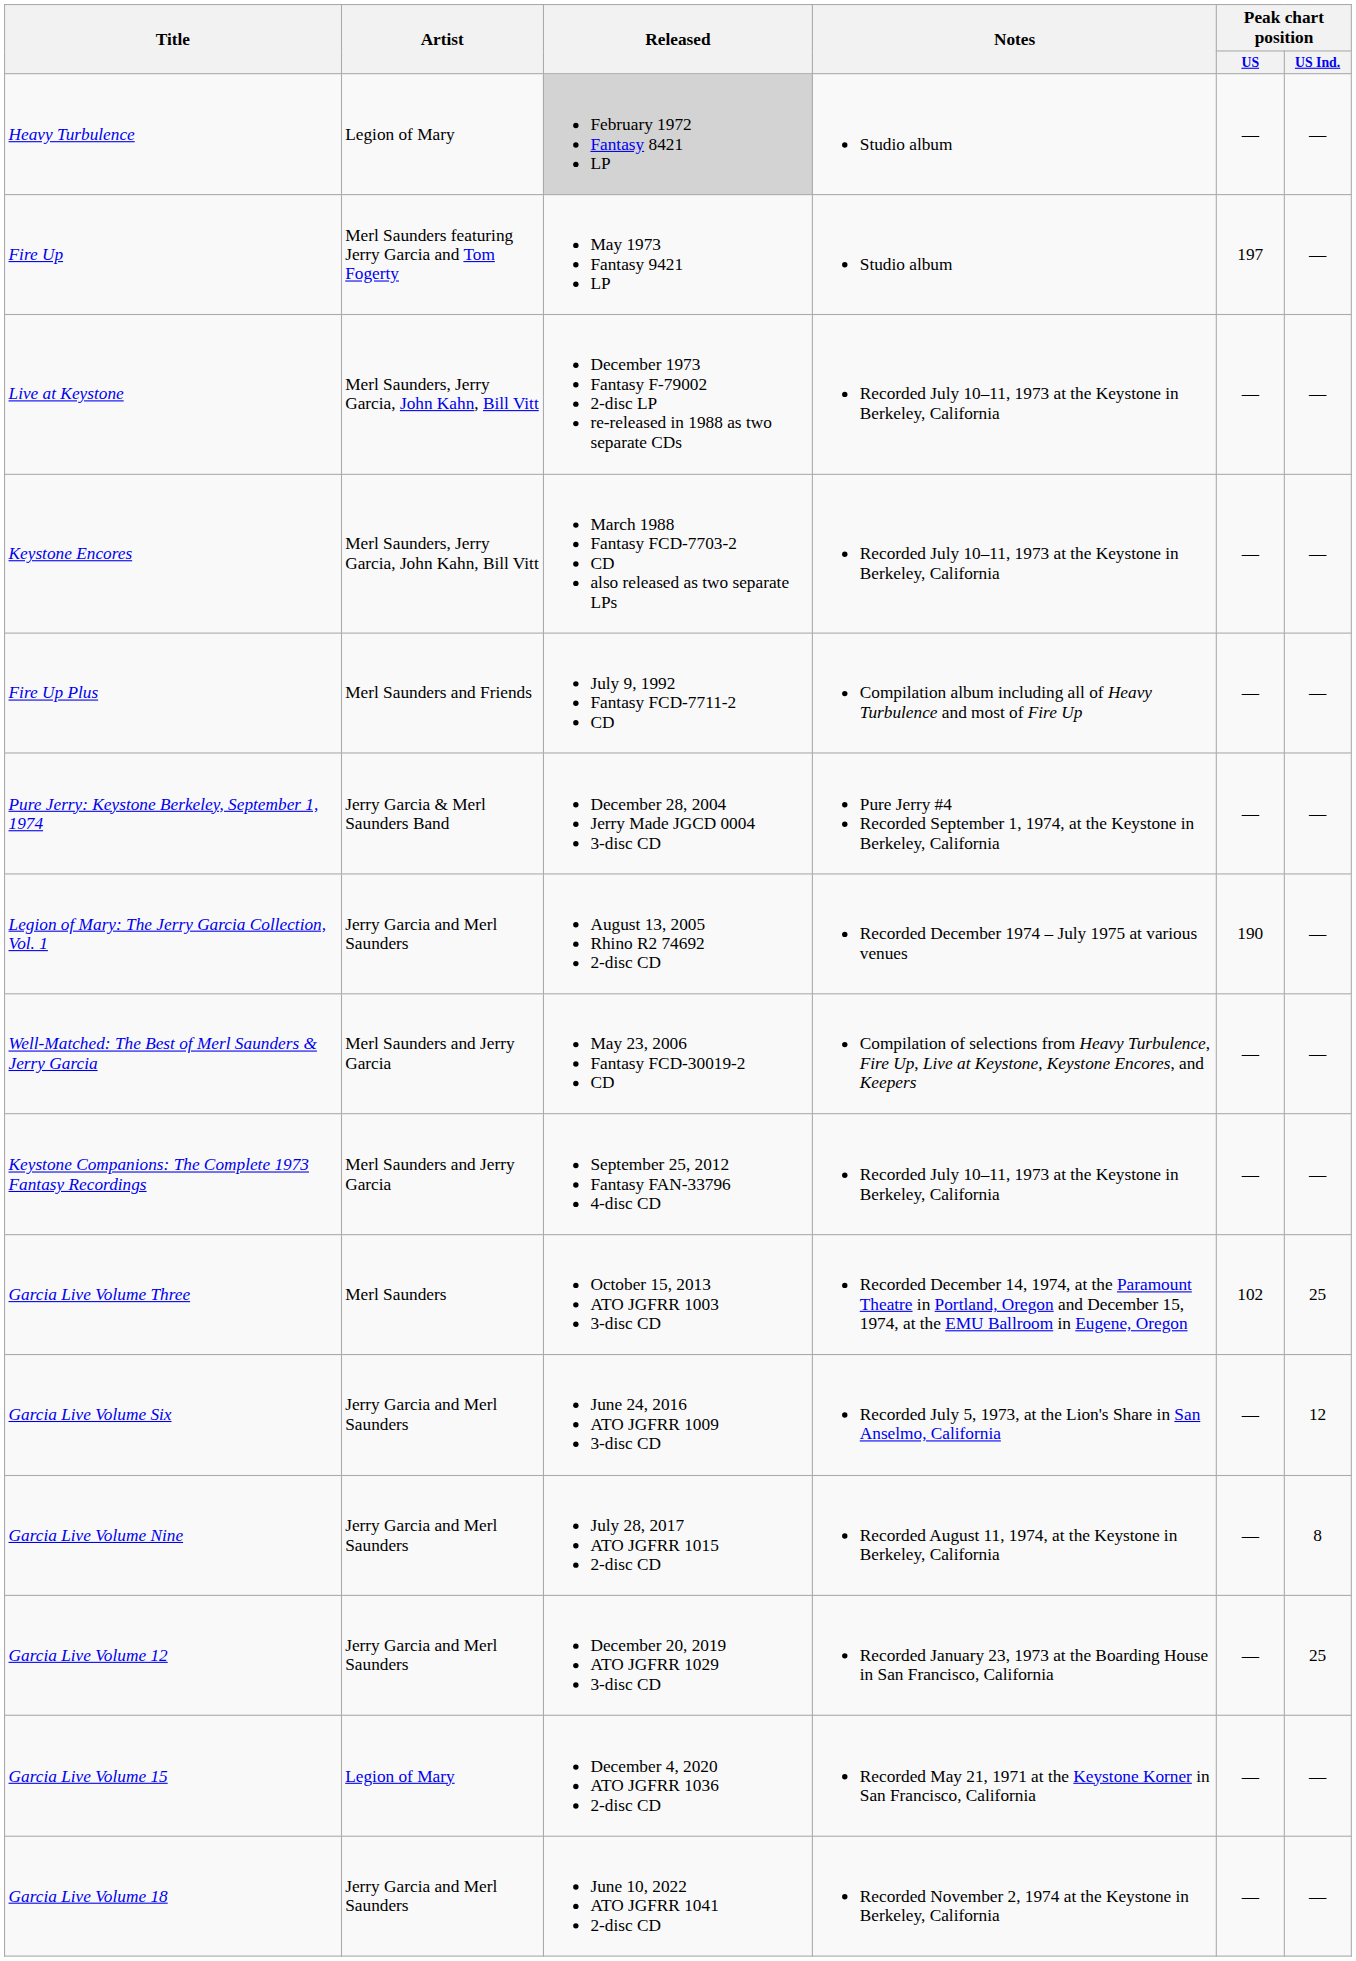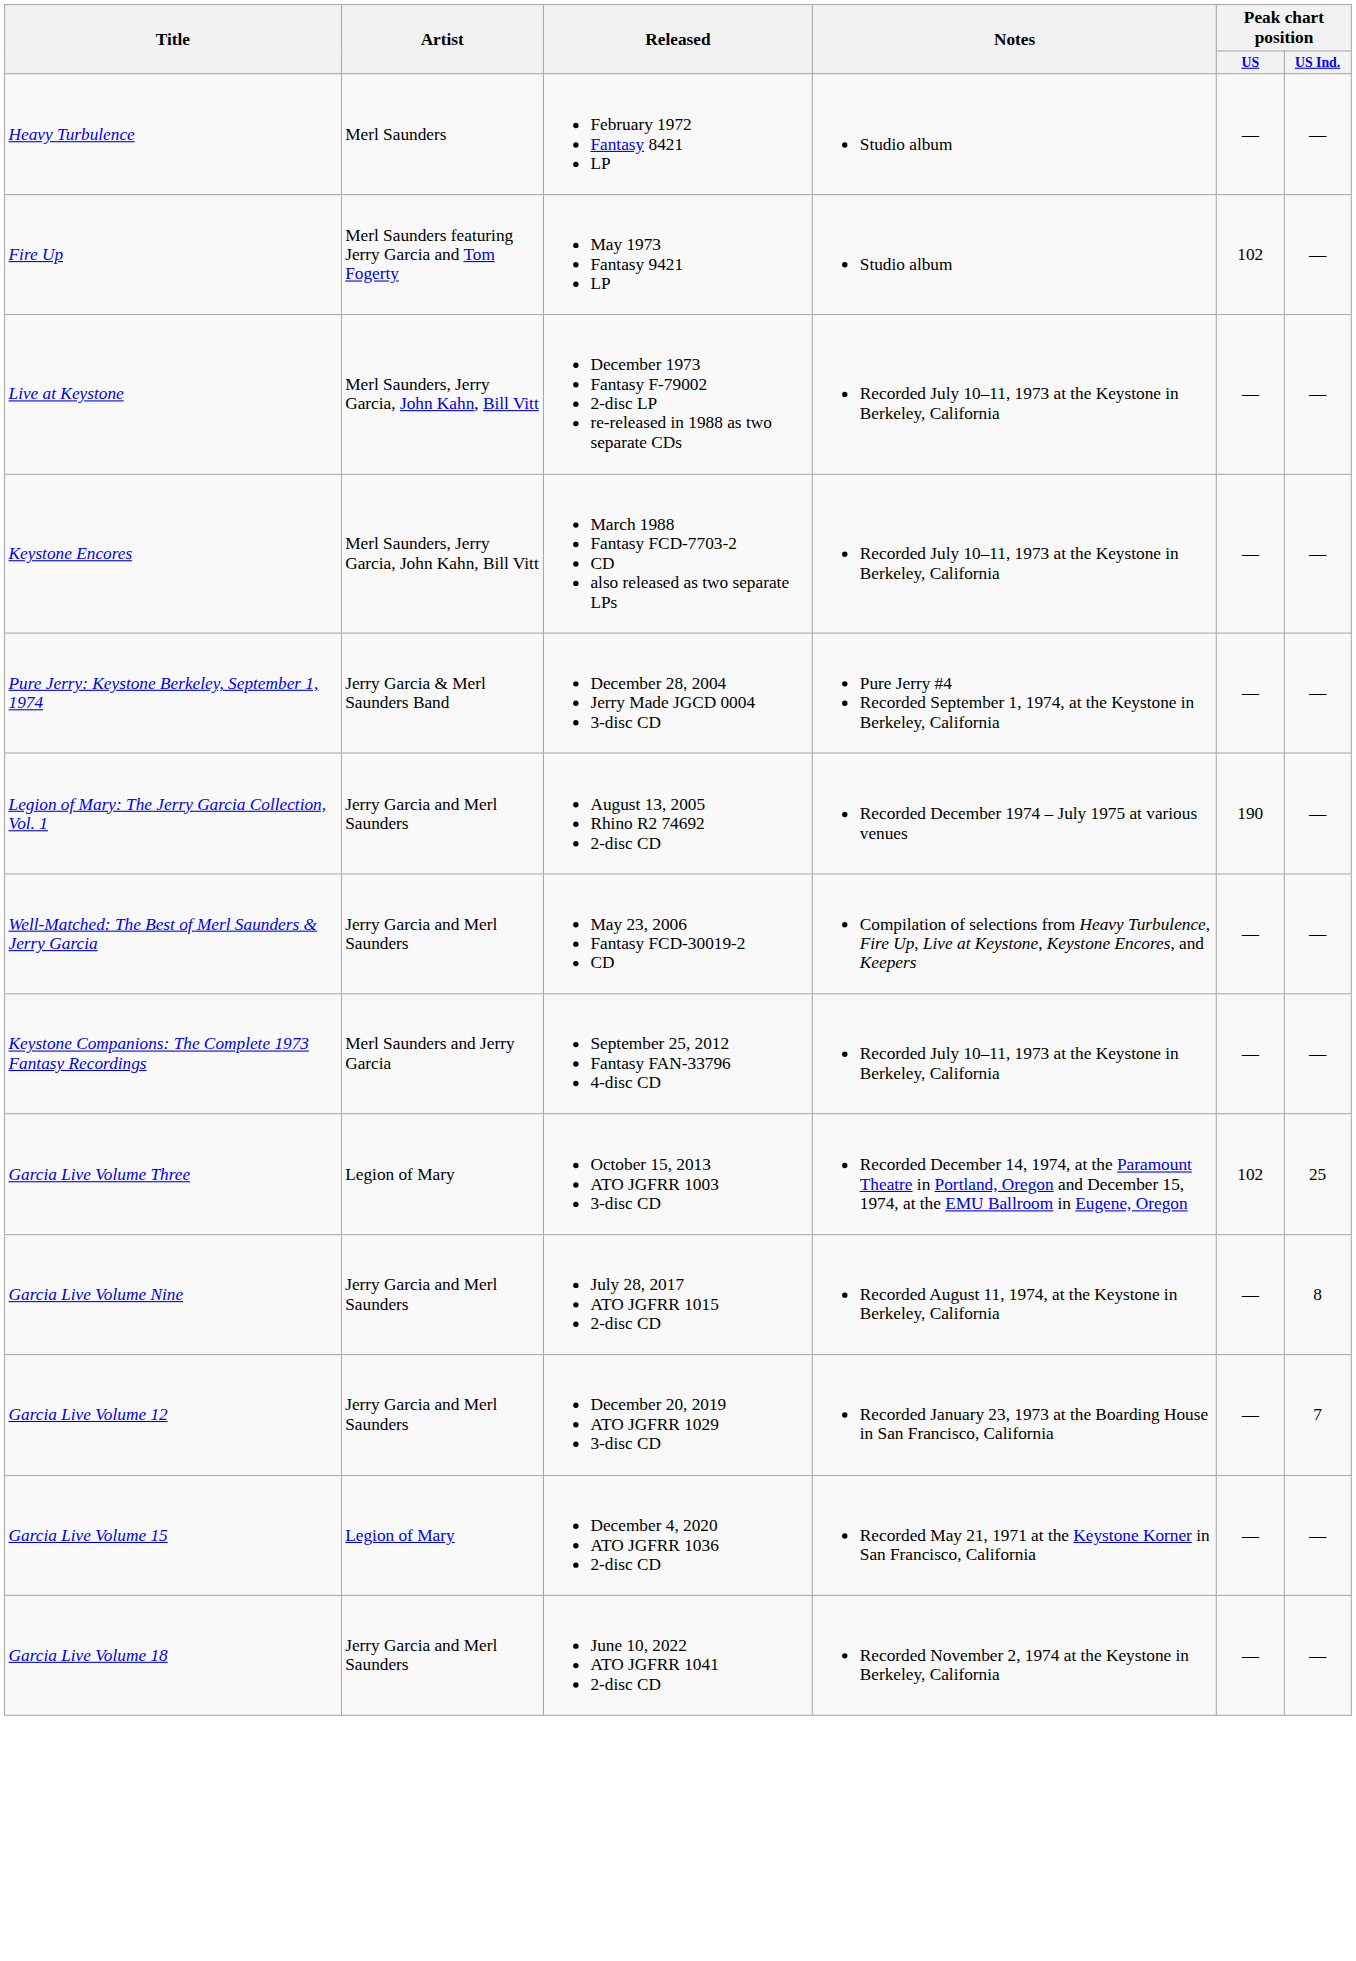(400, 134) Legion of Mary -> (396, 134) Merl Saunders
(678, 144) lightgrey background -> (678, 144) no background
(1250, 254) 197 -> (1250, 254) 102
- row: (53, 693)
(430, 1054) Merl Saunders and Jerry Garcia -> (421, 933) Jerry Garcia and Merl Saunders
(396, 1294) Merl Saunders -> (400, 1174) Legion of Mary
- row: (90, 1414)
(1318, 1655) 25 -> (1318, 1414) 7
